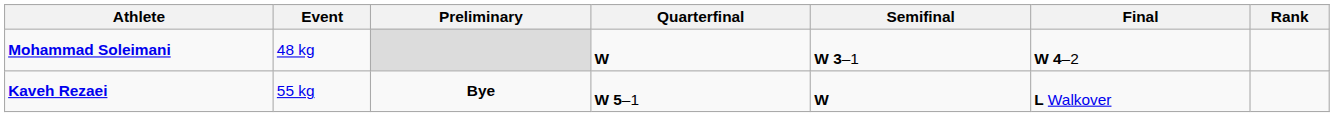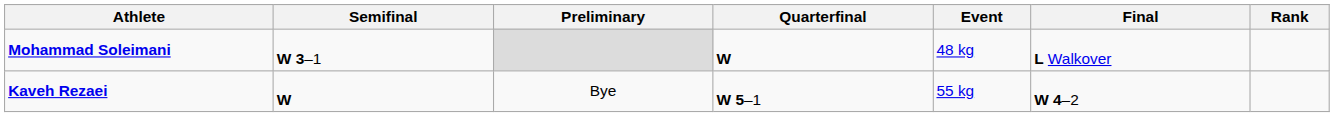columns swapped: (322, 17) <-> (921, 17)
(1056, 59) W 4–2 -> (1073, 59) L Walkover
(481, 91) bold -> (603, 91) normal
(1073, 100) L Walkover -> (1056, 100) W 4–2
